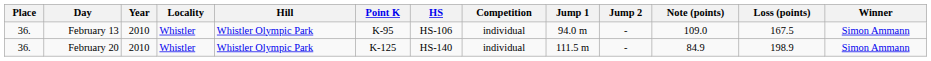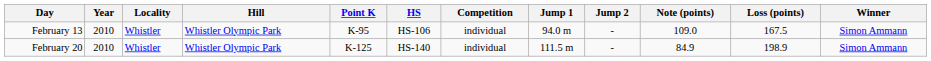- column: (24, 13)
